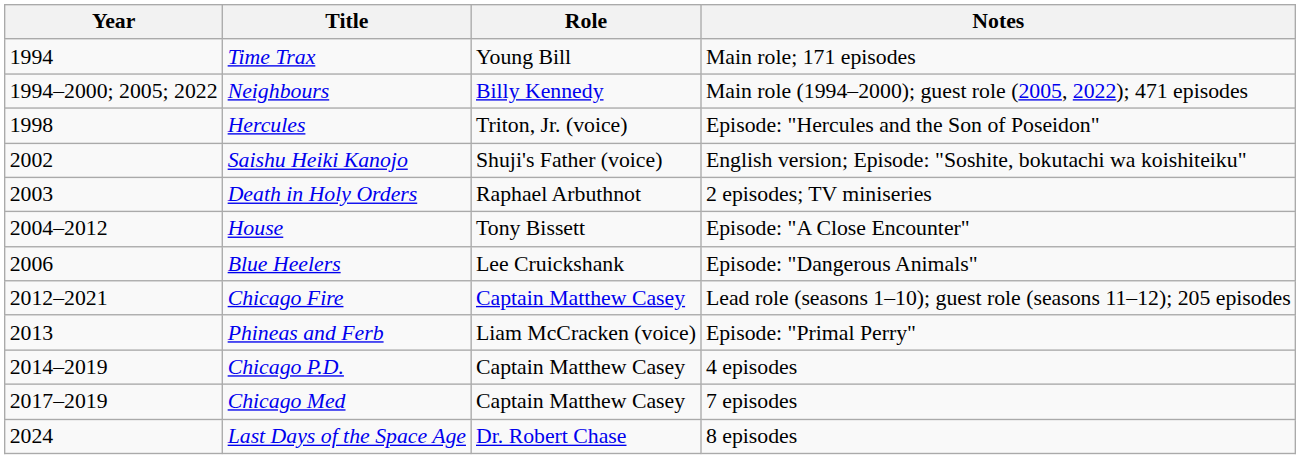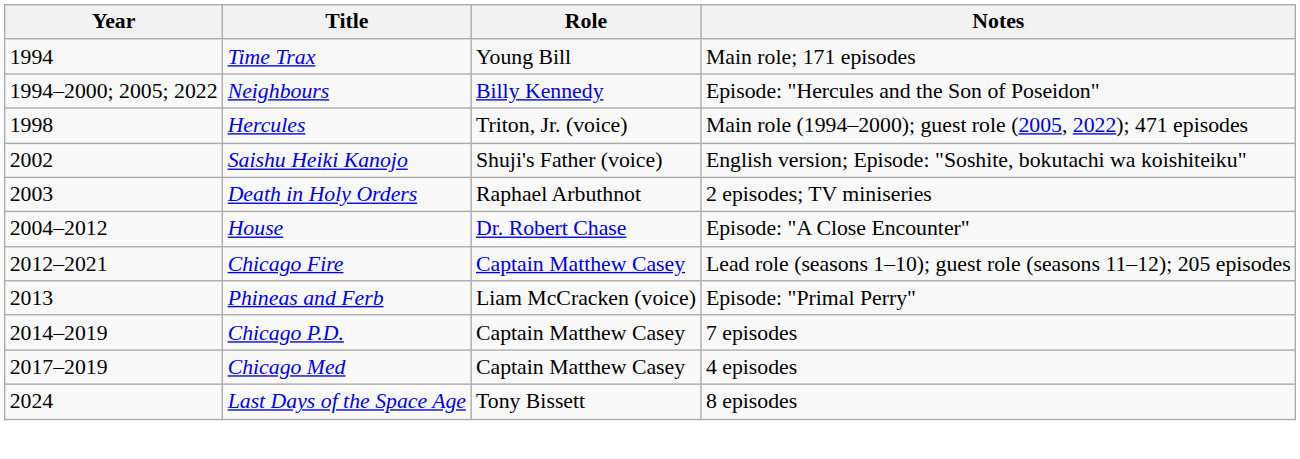(977, 90) Main role (1994–2000); guest role (2005, 2022); 471 episodes -> (903, 90) Episode: "Hercules and the Son of Poseidon"
(903, 125) Episode: "Hercules and the Son of Poseidon" -> (977, 125) Main role (1994–2000); guest role (2005, 2022); 471 episodes
(531, 228) Tony Bissett -> (551, 228) Dr. Robert Chase
- row: (284, 263)
(752, 366) 4 episodes -> (752, 332) 7 episodes
(752, 401) 7 episodes -> (752, 366) 4 episodes
(551, 435) Dr. Robert Chase -> (531, 401) Tony Bissett
